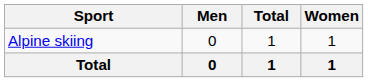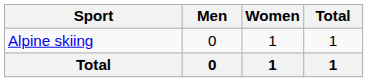columns swapped: (332, 16) <-> (271, 16)
